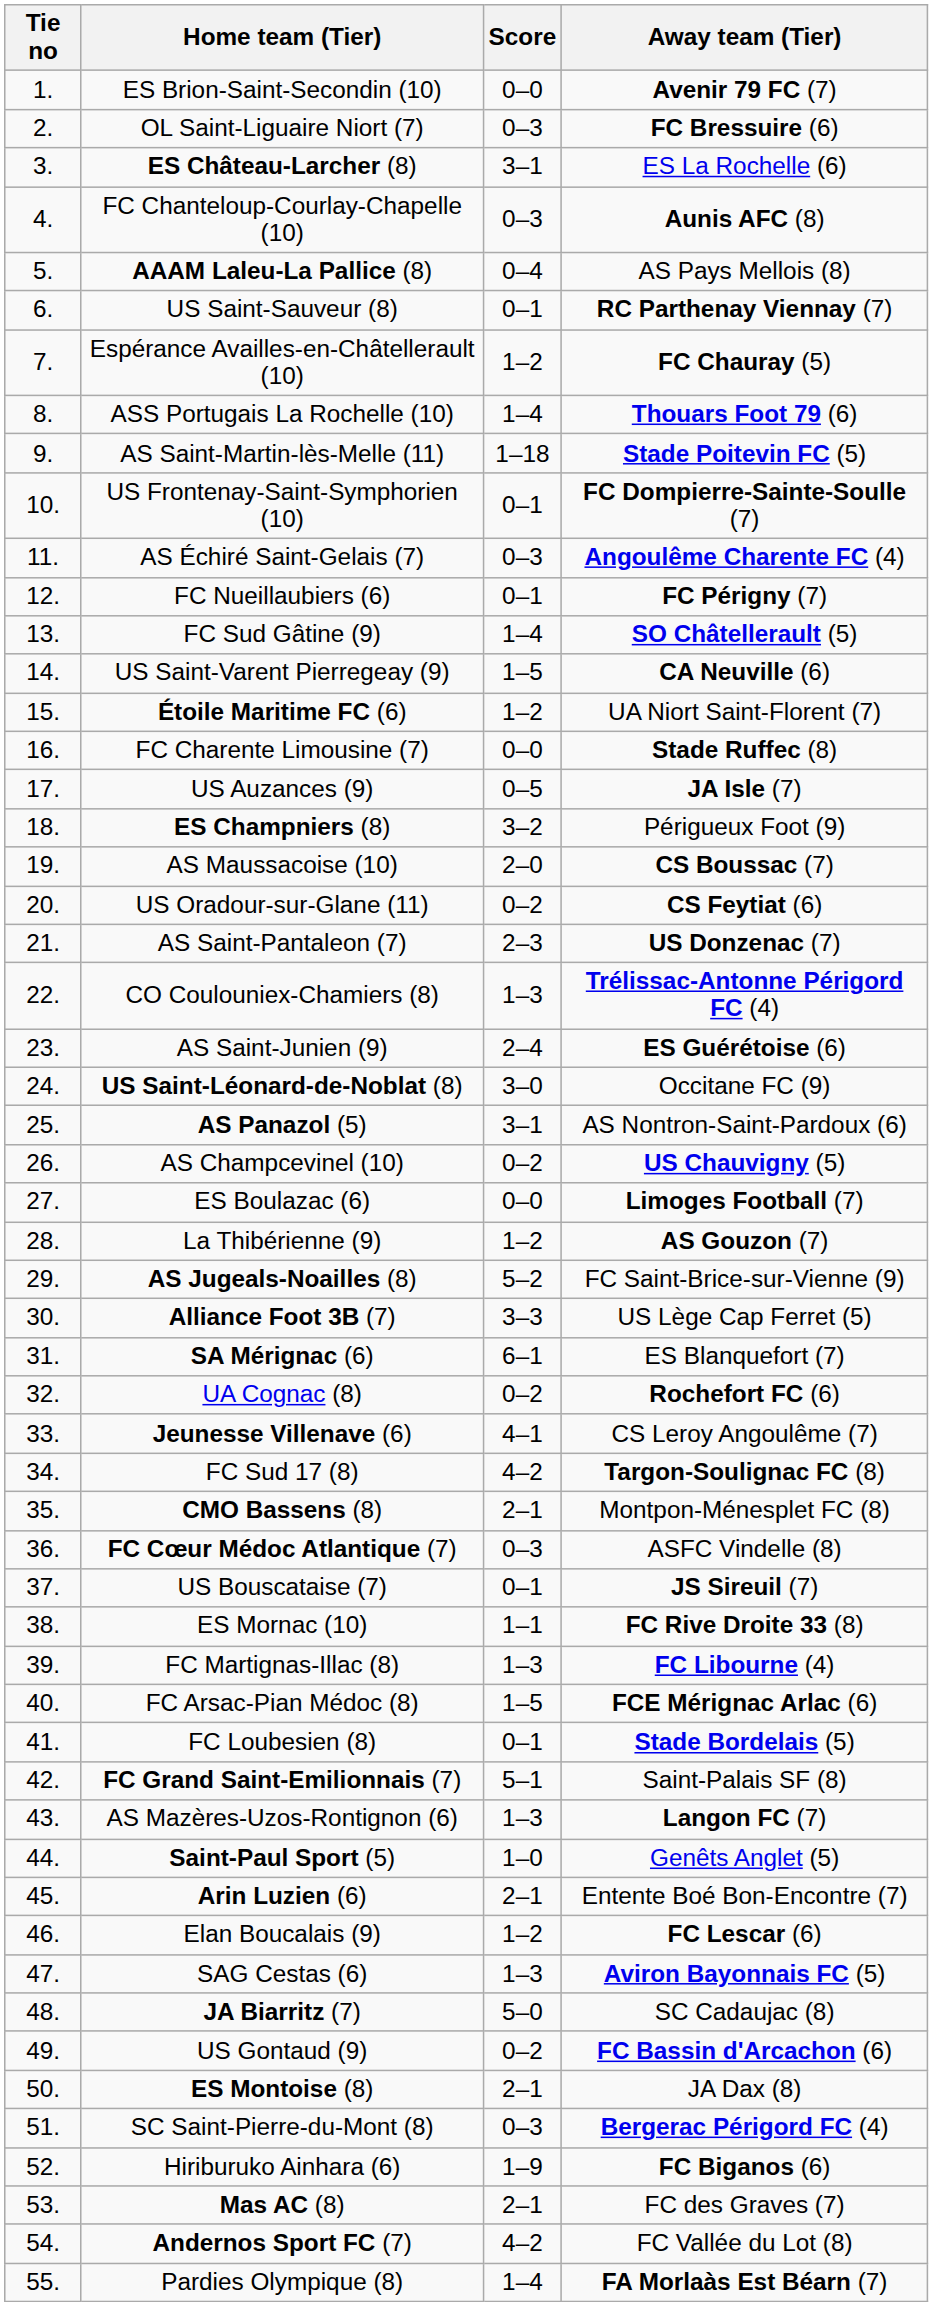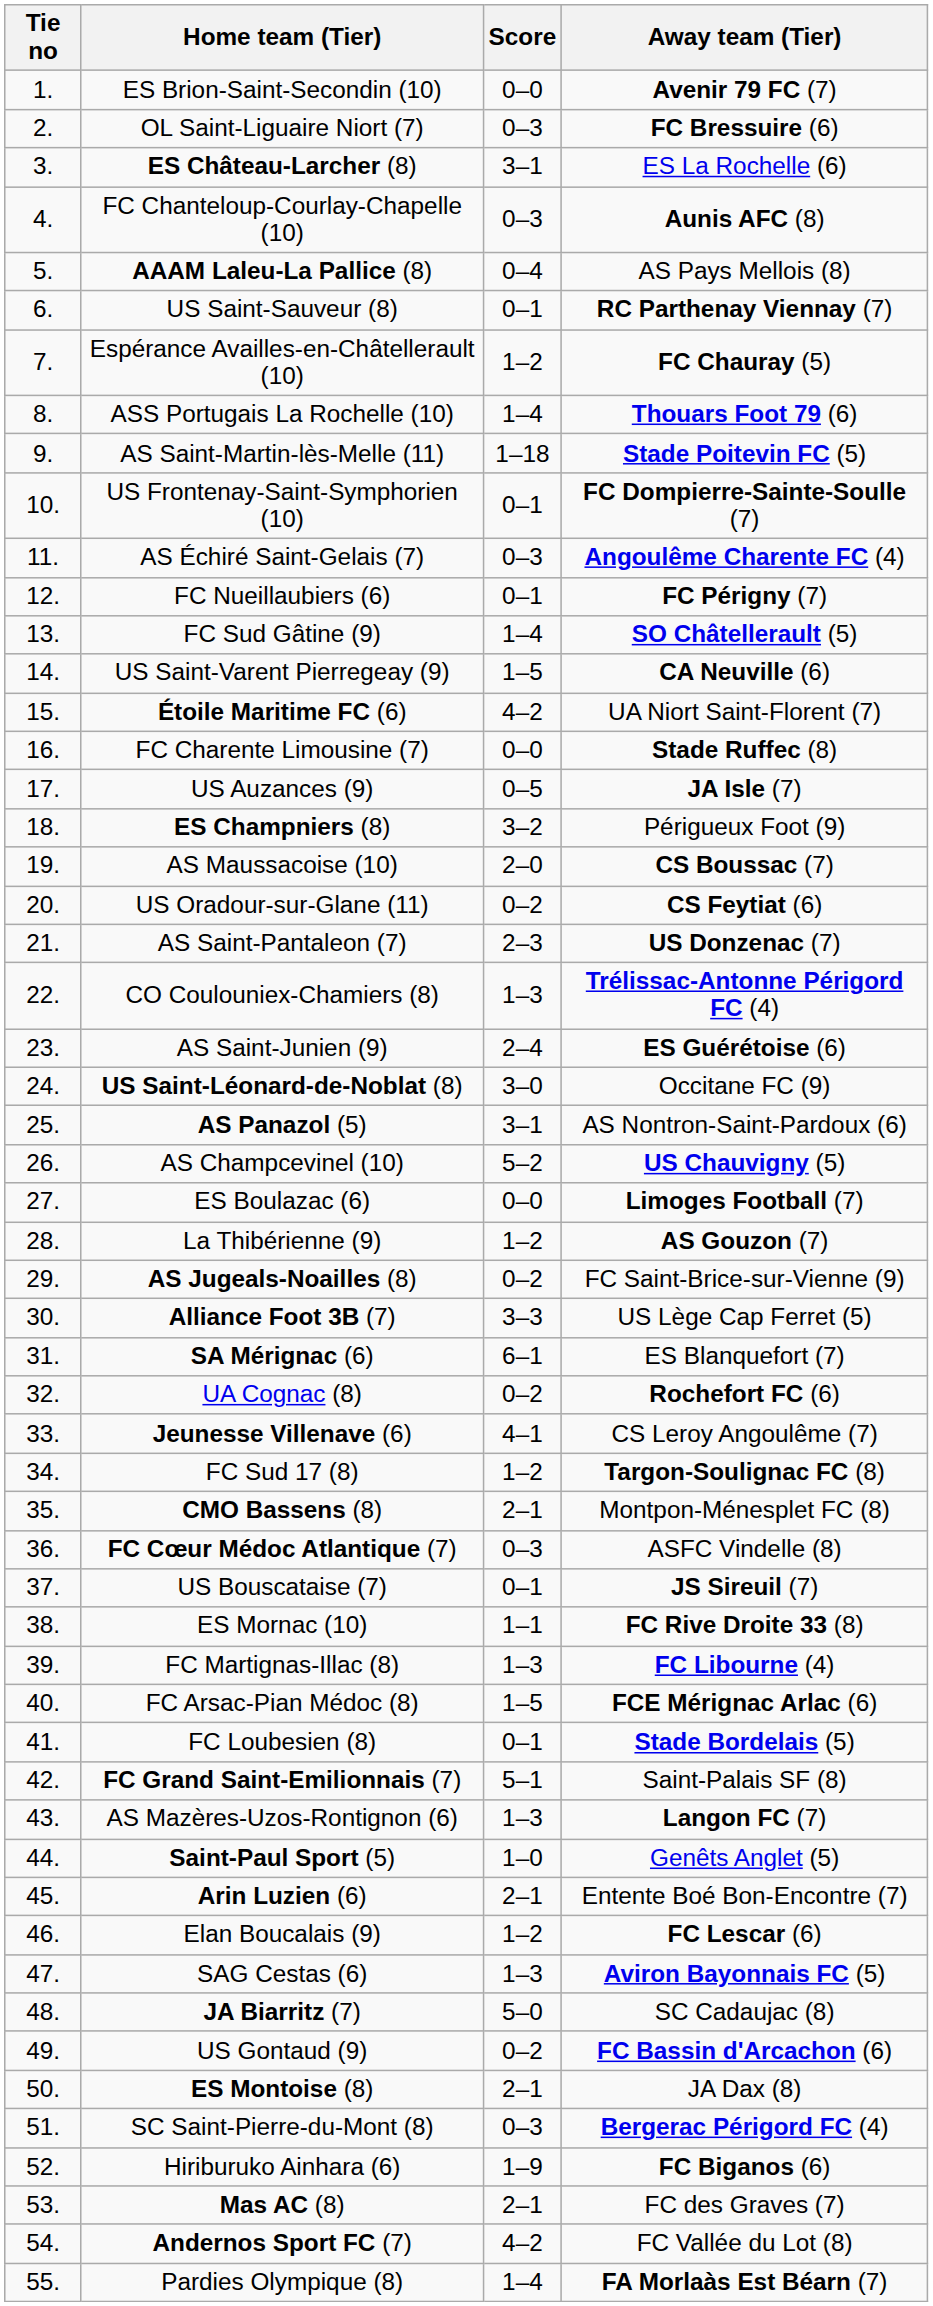(522, 711) 1–2 -> (522, 711) 4–2
(522, 1163) 0–2 -> (522, 1163) 5–2
(522, 1279) 5–2 -> (522, 1279) 0–2
(522, 1471) 4–2 -> (522, 1471) 1–2
